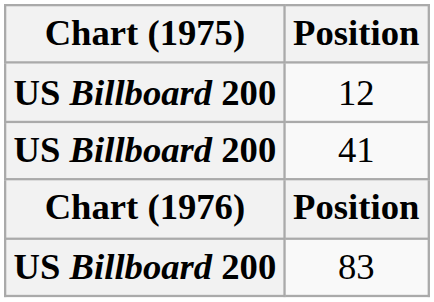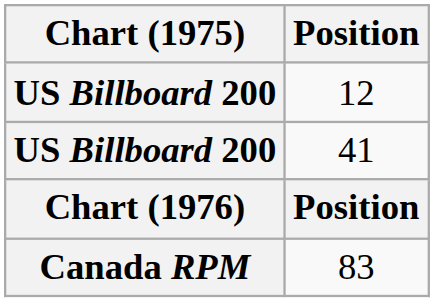(145, 265) US Billboard 200 -> (145, 265) Canada RPM
